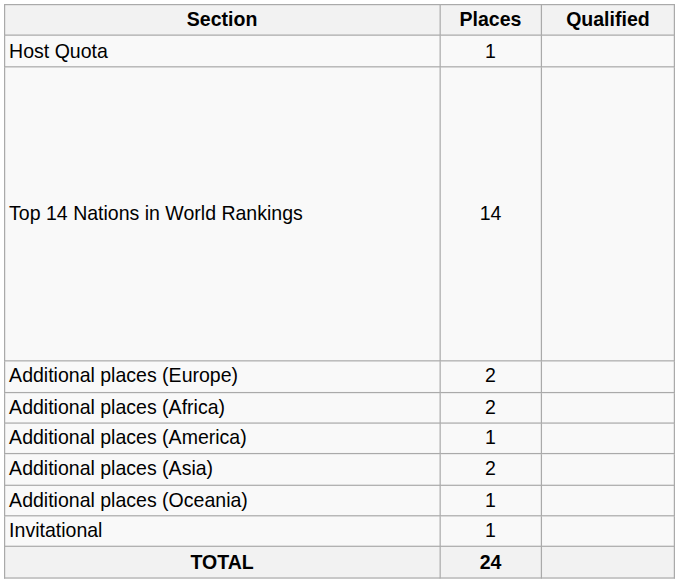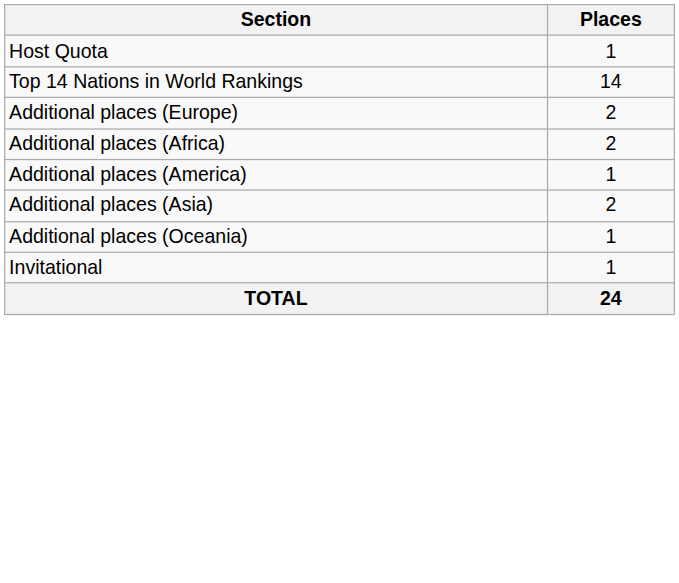- column: (608, 19)
